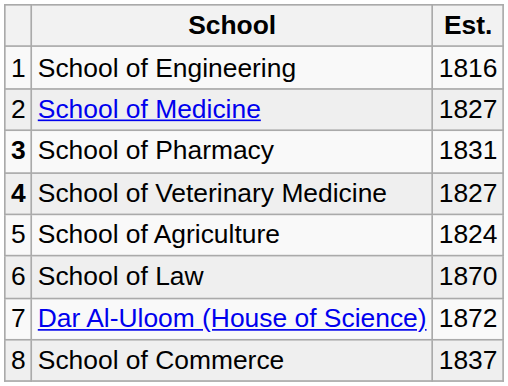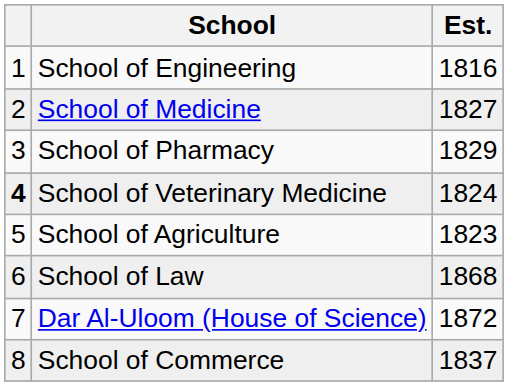(18, 151) bold -> (18, 151) normal
(468, 151) 1831 -> (468, 151) 1829
(468, 192) 1827 -> (468, 192) 1824
(468, 234) 1824 -> (468, 234) 1823
(468, 276) 1870 -> (468, 276) 1868
